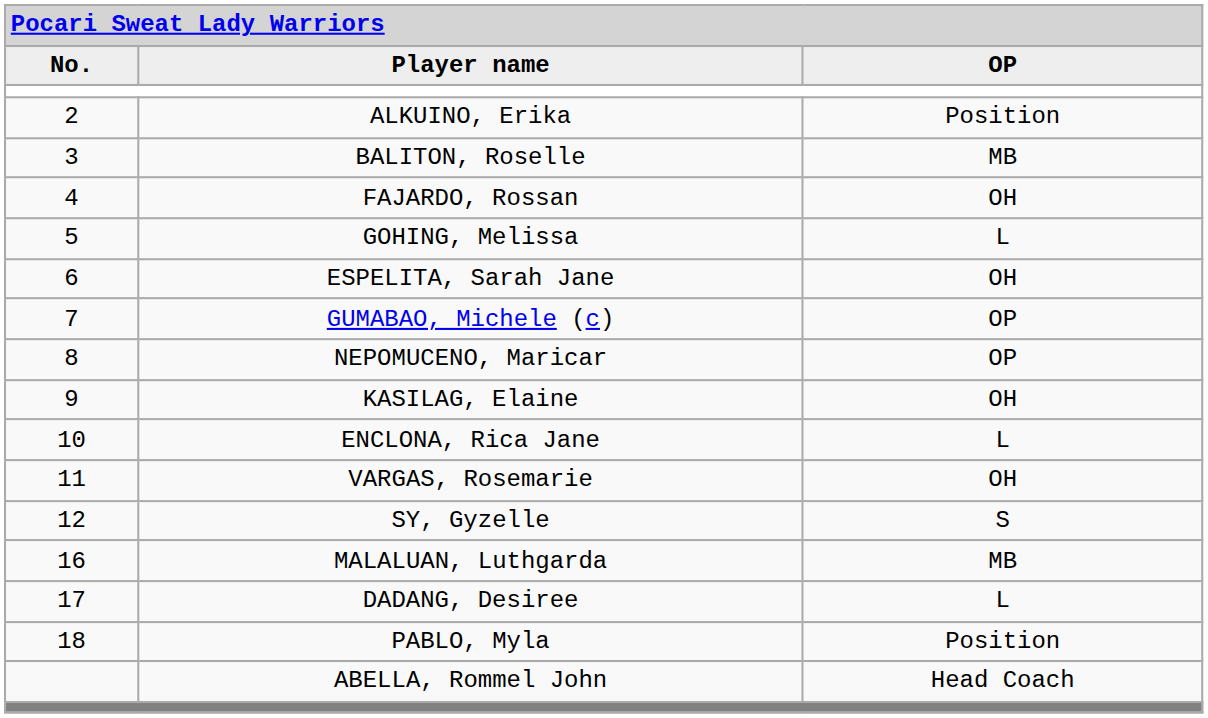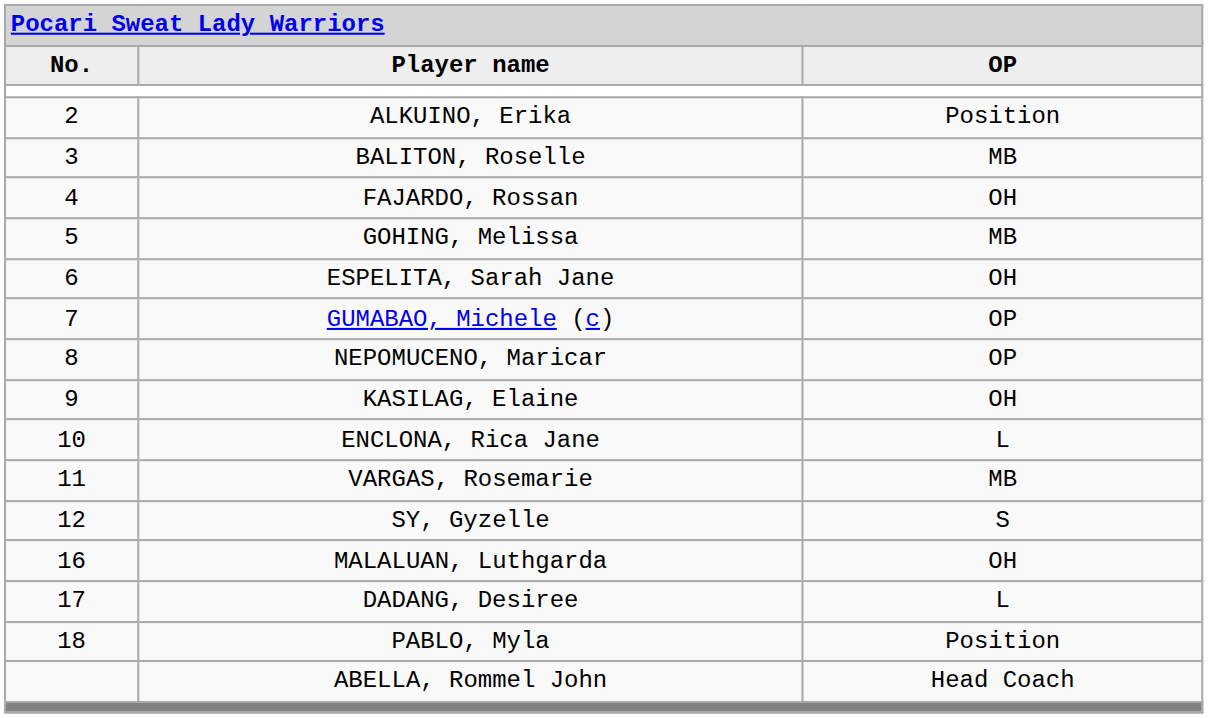(1003, 238) L -> (1003, 238) MB
(1003, 480) OH -> (1003, 480) MB
(1003, 560) MB -> (1003, 560) OH
